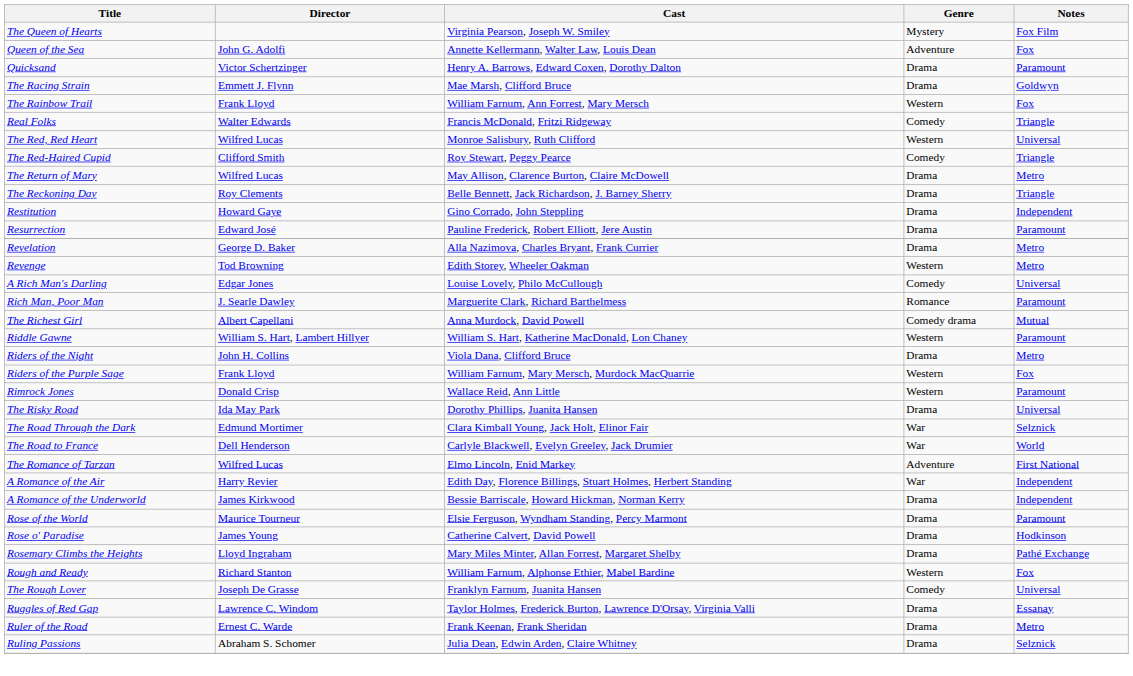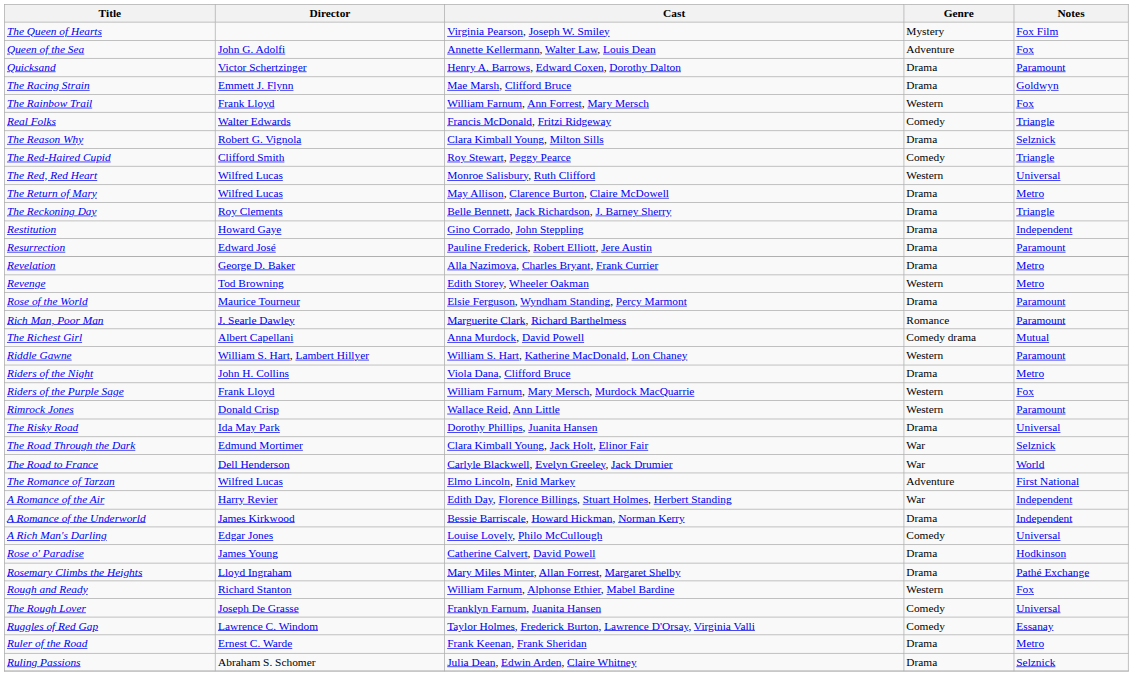+ row: (45, 139)
rows swapped: (59, 157) <-> (52, 139)
rows swapped: (57, 283) <-> (47, 517)
(922, 608) Drama -> (926, 626) Comedy
